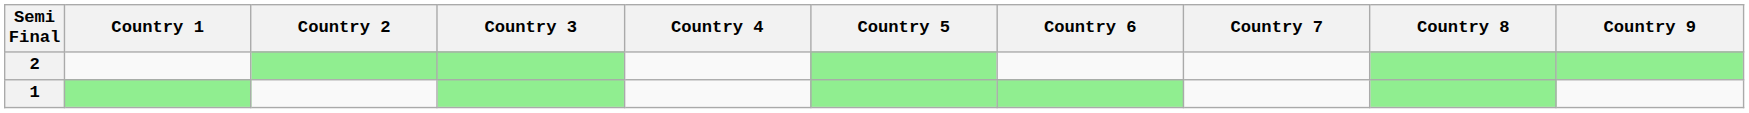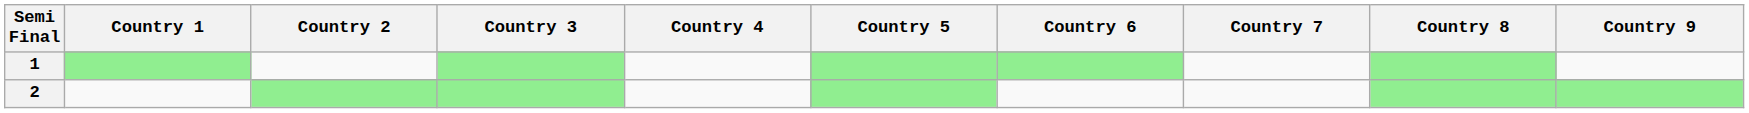rows swapped: (35, 94) <-> (35, 66)
